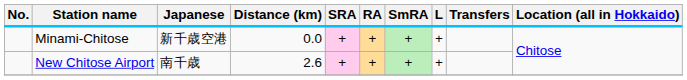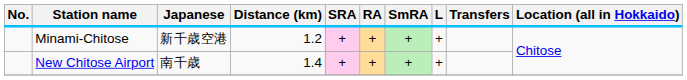(313, 39) 0.0 -> (313, 39) 1.2
(313, 63) 2.6 -> (313, 63) 1.4
